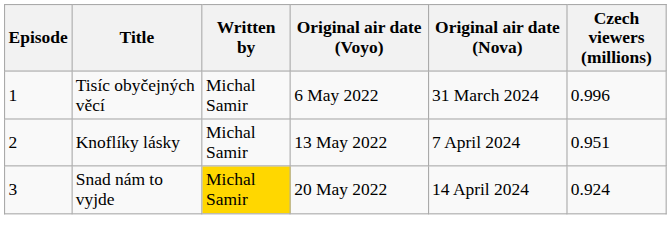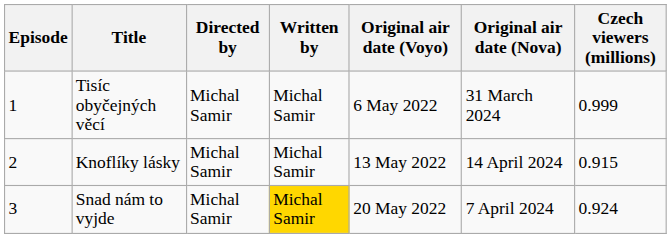+ column: (228, 37)
(590, 95) 0.996 -> (598, 104) 0.999
(476, 142) 7 April 2024 -> (514, 161) 14 April 2024
(590, 142) 0.951 -> (598, 161) 0.915
(480, 189) 14 April 2024 -> (510, 209) 7 April 2024
